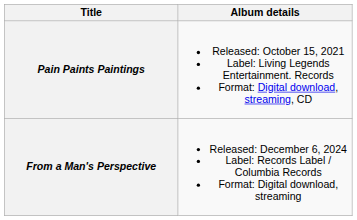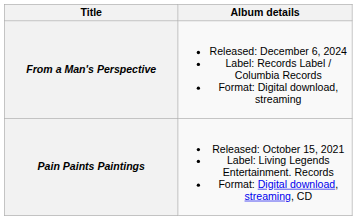rows swapped: (91, 69) <-> (91, 167)
